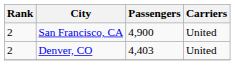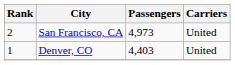(141, 32) 4,900 -> (141, 32) 4,973
(10, 51) 2 -> (10, 51) 1
